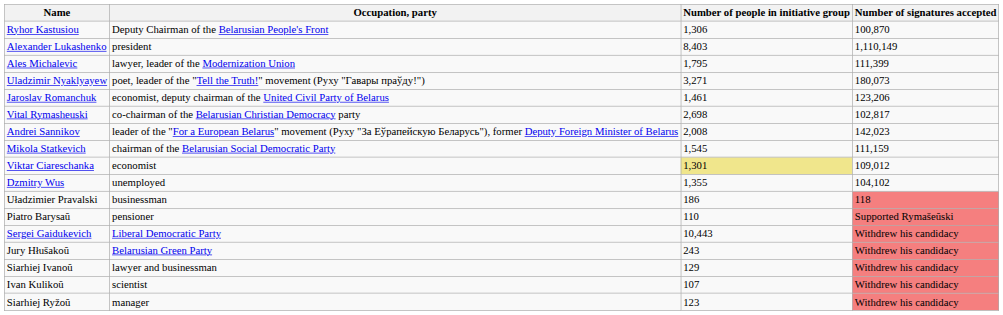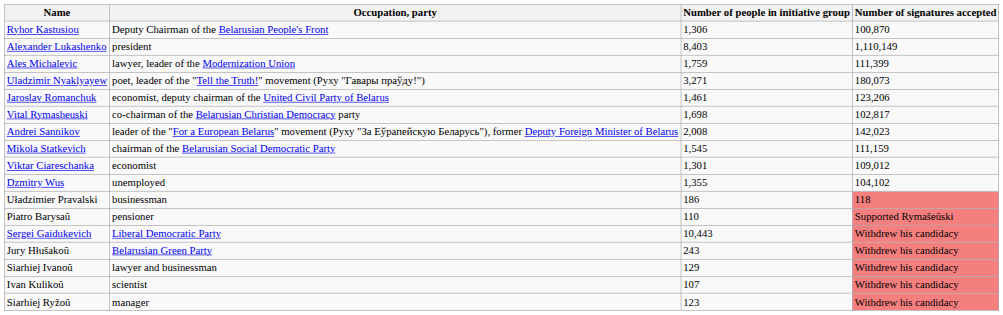(695, 64) 1,795 -> (695, 64) 1,759
(695, 115) 2,698 -> (695, 115) 1,698
(695, 166) khaki background -> (695, 166) no background
